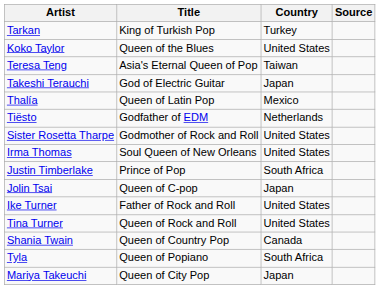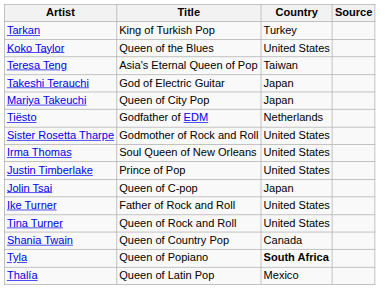rows swapped: (22, 100) <-> (47, 275)
(293, 170) South Africa -> (297, 170) United States
(293, 258) normal -> (296, 258) bold
